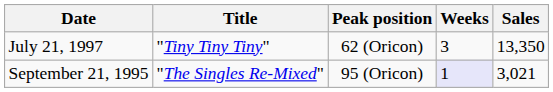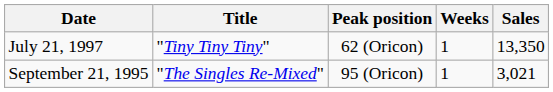(445, 45) 3 -> (445, 45) 1
(445, 73) lavender background -> (445, 73) no background
